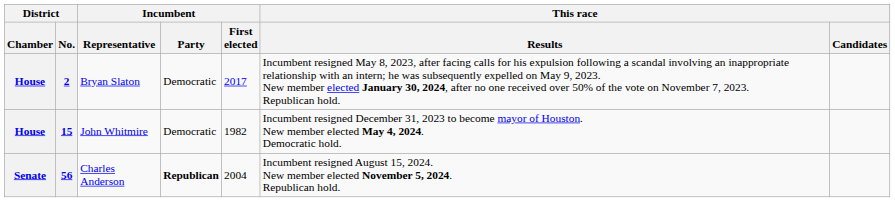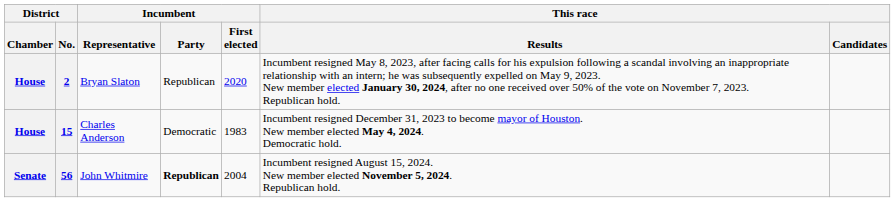(190, 81) Democratic -> (189, 81) Republican
(235, 81) 2017 -> (235, 81) 2020
(114, 131) John Whitmire -> (102, 131) Charles Anderson
(235, 131) 1982 -> (235, 131) 1983
(102, 175) Charles Anderson -> (114, 175) John Whitmire
